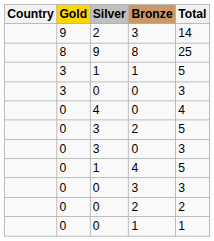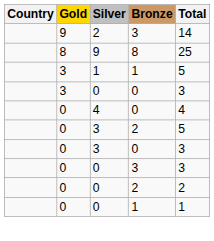- row: (96, 168)
